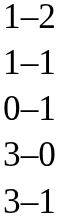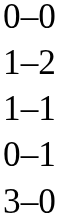+ row: (30, 16)
- row: (30, 201)
